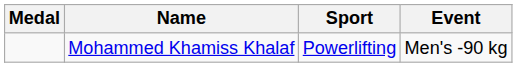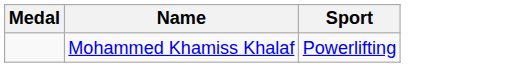- column: (456, 18)
